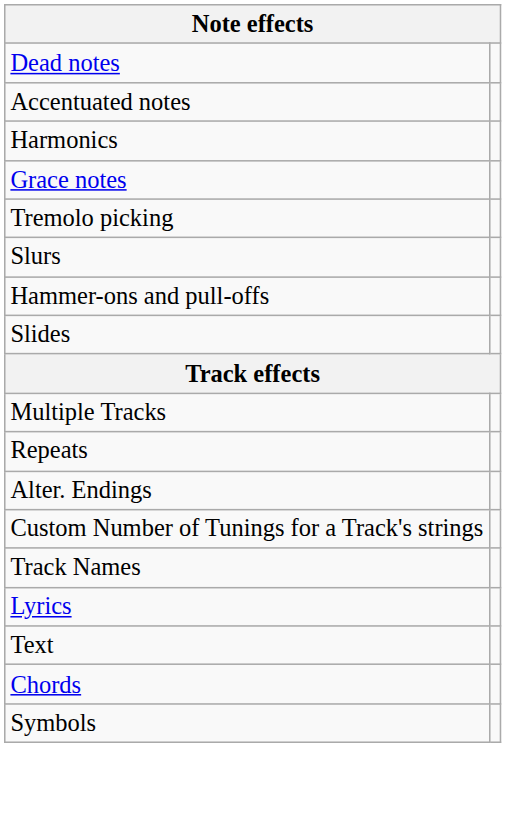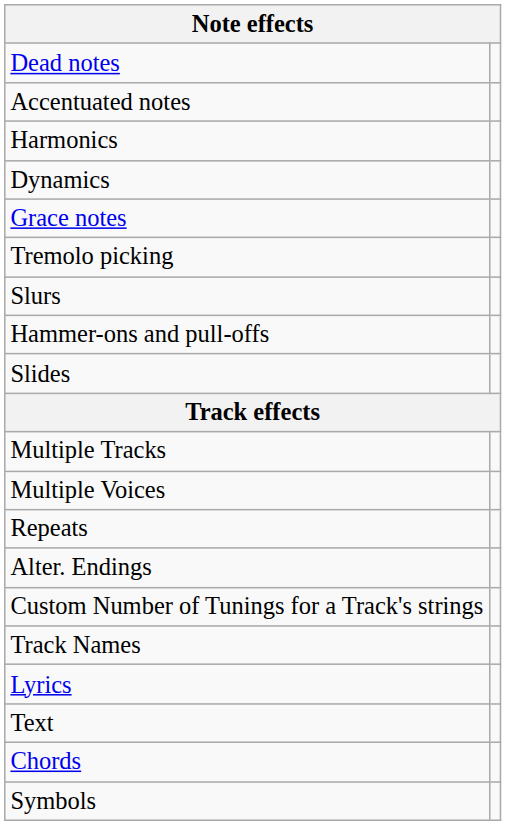+ row: (60, 179)
+ row: (88, 489)
